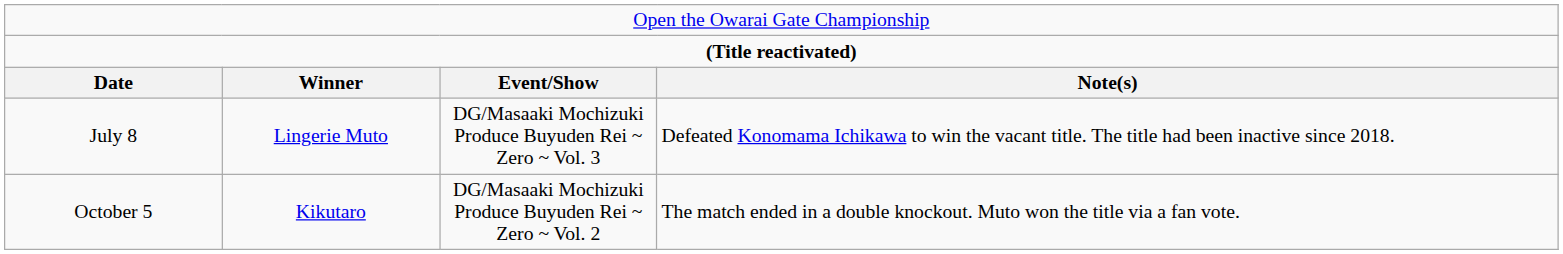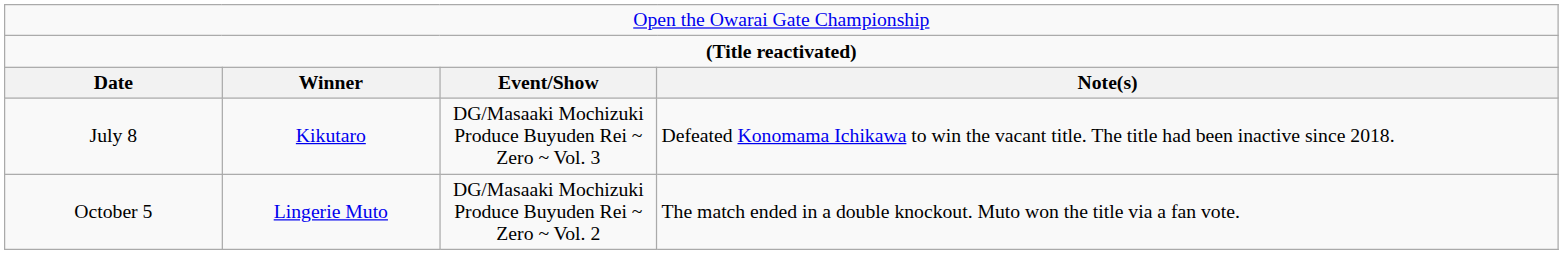(331, 135) Lingerie Muto -> (331, 135) Kikutaro
(331, 211) Kikutaro -> (331, 211) Lingerie Muto
